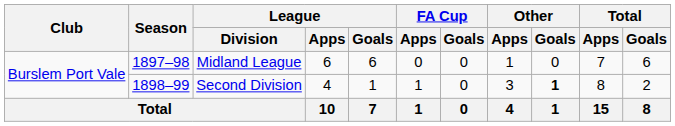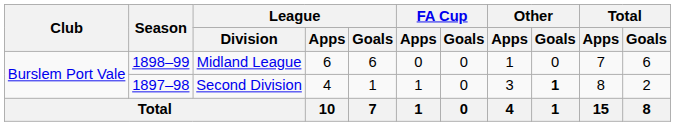(161, 62) 1897–98 -> (161, 62) 1898–99
(161, 86) 1898–99 -> (161, 86) 1897–98
